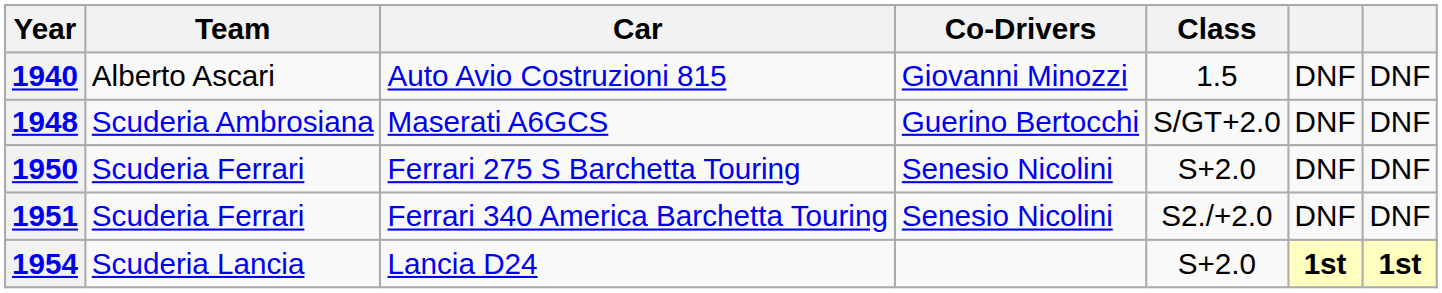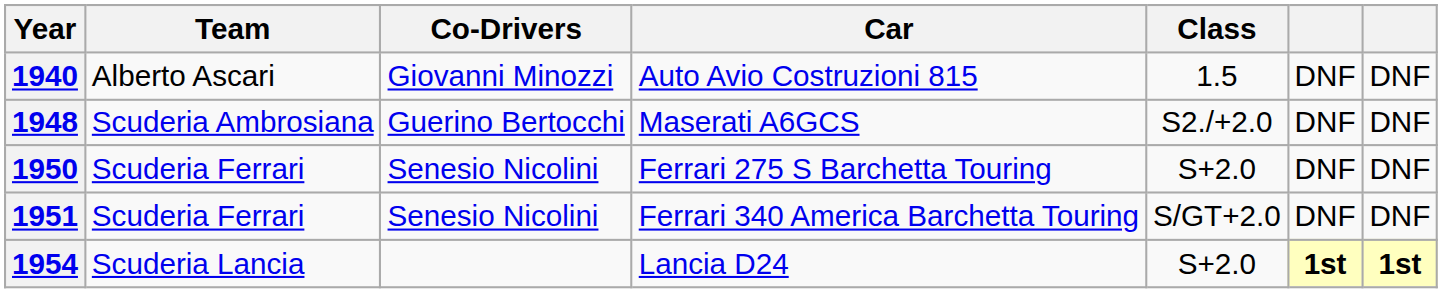columns swapped: (1020, 29) <-> (638, 29)
(1217, 123) S/GT+2.0 -> (1217, 123) S2./+2.0
(1217, 216) S2./+2.0 -> (1217, 216) S/GT+2.0
